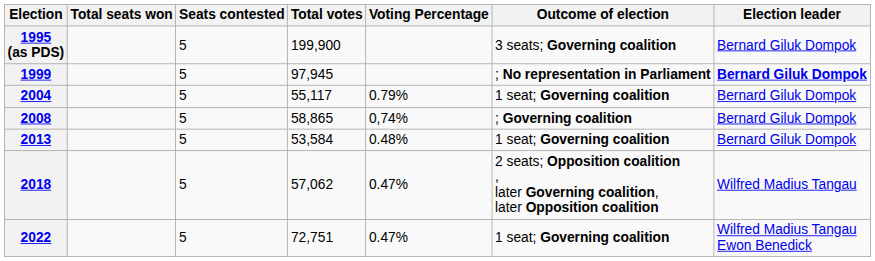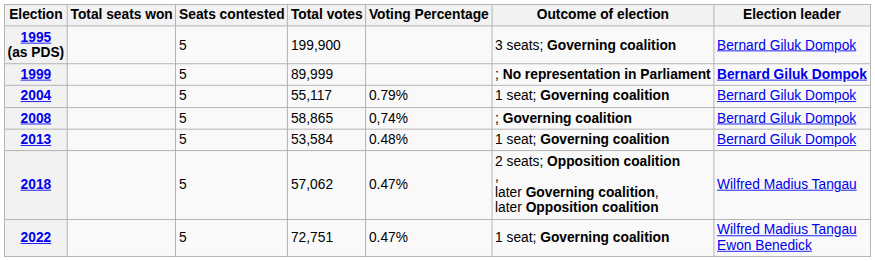(312, 74) 97,945 -> (312, 74) 89,999
